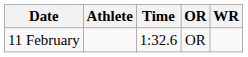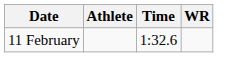- column: (195, 16)
